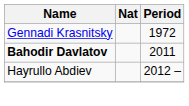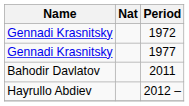+ row: (162, 52)
(57, 52) bold -> (53, 71) normal
